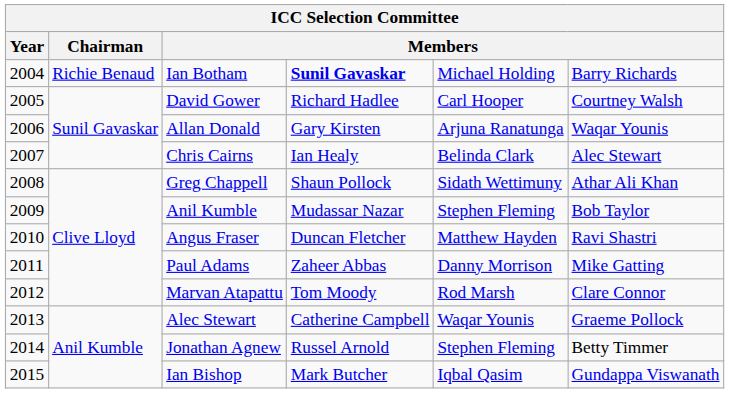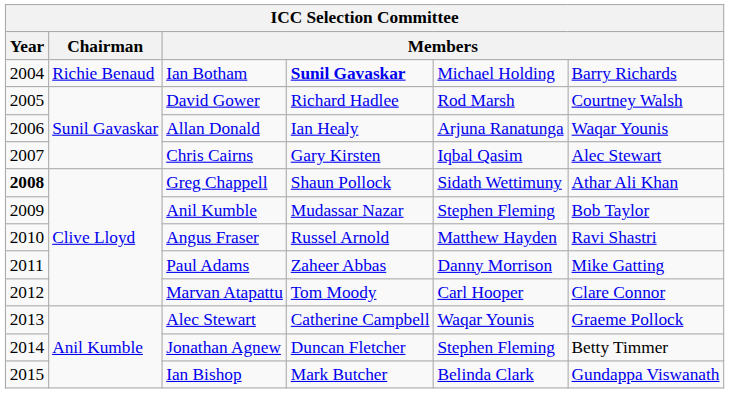(480, 100) Carl Hooper -> (476, 100) Rod Marsh
(336, 127) Gary Kirsten -> (325, 127) Ian Healy
(325, 155) Ian Healy -> (336, 155) Gary Kirsten
(486, 155) Belinda Clark -> (480, 155) Iqbal Qasim
(27, 182) normal -> (27, 182) bold
(348, 237) Duncan Fletcher -> (340, 237) Russel Arnold
(476, 292) Rod Marsh -> (480, 292) Carl Hooper
(340, 347) Russel Arnold -> (348, 347) Duncan Fletcher
(480, 374) Iqbal Qasim -> (486, 374) Belinda Clark
